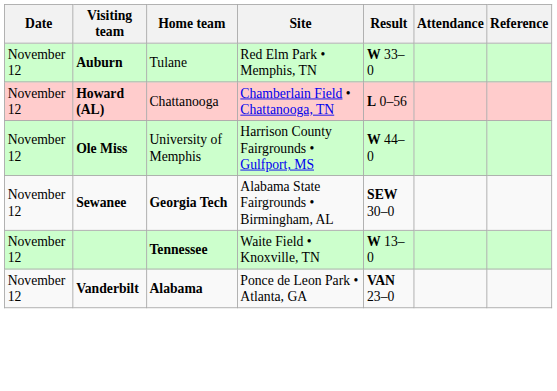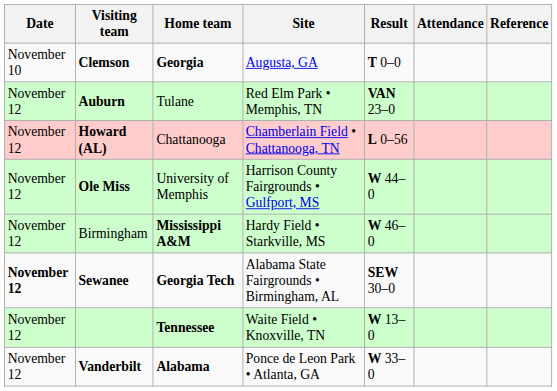+ row: (104, 62)
(386, 62) W 33–0 -> (382, 101) VAN 23–0
+ row: (113, 234)
(36, 203) normal -> (38, 280) bold
(381, 289) VAN 23–0 -> (386, 366) W 33–0
